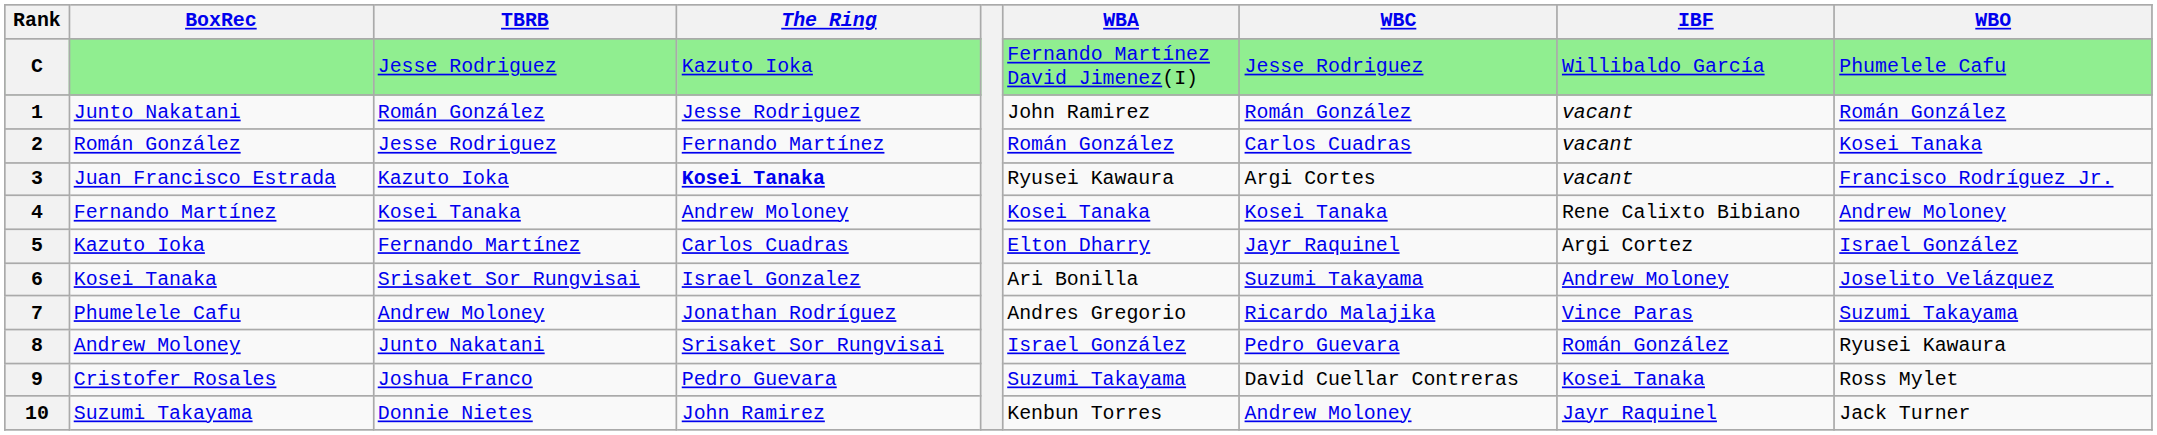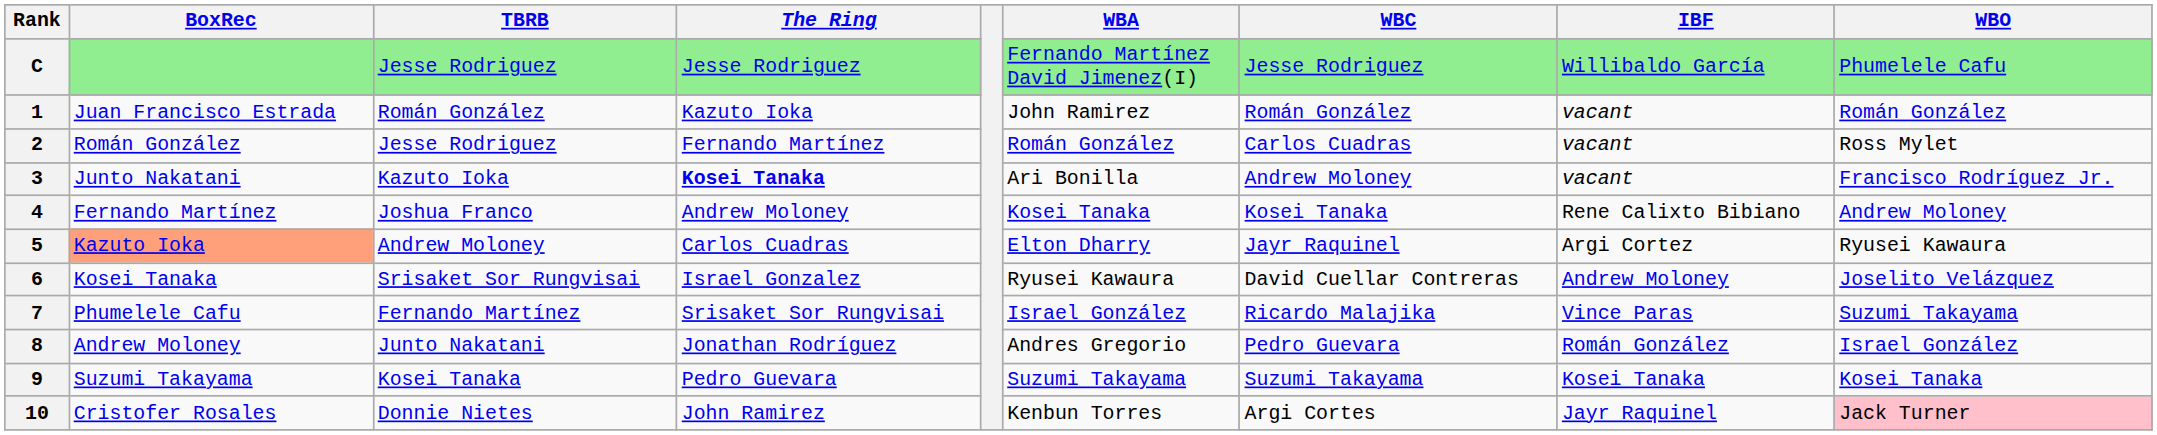(747, 67) Kazuto Ioka -> (771, 67) Jesse Rodriguez
(157, 112) Junto Nakatani -> (205, 112) Juan Francisco Estrada
(771, 112) Jesse Rodriguez -> (747, 112) Kazuto Ioka
(1911, 145) Kosei Tanaka -> (1899, 145) Ross Mylet
(205, 179) Juan Francisco Estrada -> (157, 179) Junto Nakatani
(1091, 179) Ryusei Kawaura -> (1073, 179) Ari Bonilla
(1310, 179) Argi Cortes -> (1328, 179) Andrew Moloney
(449, 212) Kosei Tanaka -> (455, 212) Joshua Franco
(139, 246) no background -> (139, 246) lightsalmon background
(479, 246) Fernando Martínez -> (461, 246) Andrew Moloney
(1929, 246) Israel González -> (1923, 246) Ryusei Kawaura
(1073, 279) Ari Bonilla -> (1091, 279) Ryusei Kawaura
(1334, 279) Suzumi Takayama -> (1382, 279) David Cuellar Contreras
(461, 312) Andrew Moloney -> (479, 312) Fernando Martínez
(789, 312) Jonathan Rodríguez -> (813, 312) Srisaket Sor Rungvisai
(1097, 312) Andres Gregorio -> (1097, 312) Israel González
(813, 346) Srisaket Sor Rungvisai -> (789, 346) Jonathan Rodríguez
(1097, 346) Israel González -> (1097, 346) Andres Gregorio
(1923, 346) Ryusei Kawaura -> (1929, 346) Israel González
(175, 379) Cristofer Rosales -> (163, 379) Suzumi Takayama
(455, 379) Joshua Franco -> (449, 379) Kosei Tanaka
(1382, 379) David Cuellar Contreras -> (1334, 379) Suzumi Takayama
(1899, 379) Ross Mylet -> (1911, 379) Kosei Tanaka
(163, 413) Suzumi Takayama -> (175, 413) Cristofer Rosales
(1328, 413) Andrew Moloney -> (1310, 413) Argi Cortes
(1905, 413) no background -> (1905, 413) pink background
